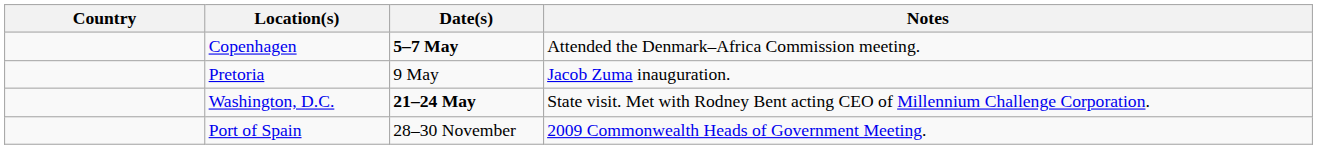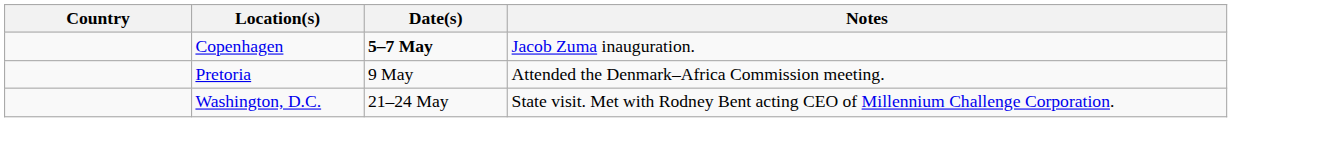(734, 46) Attended the Denmark–Africa Commission meeting. -> (603, 46) Jacob Zuma inauguration.
(639, 74) Jacob Zuma inauguration. -> (698, 74) Attended the Denmark–Africa Commission meeting.
(435, 102) bold -> (408, 102) normal
- row: (255, 130)
